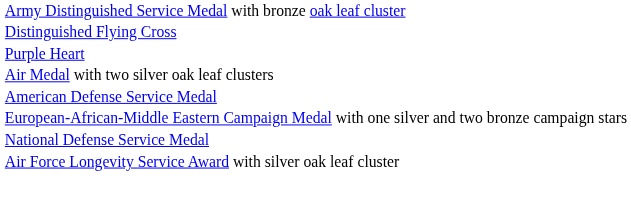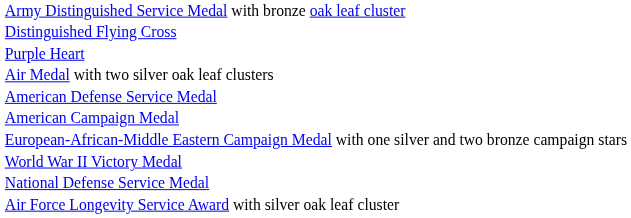+ row: (92, 118)
+ row: (93, 161)
